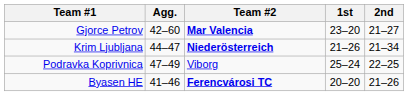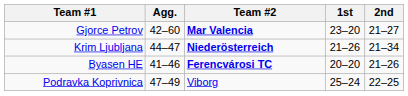rows swapped: (93, 64) <-> (116, 82)
